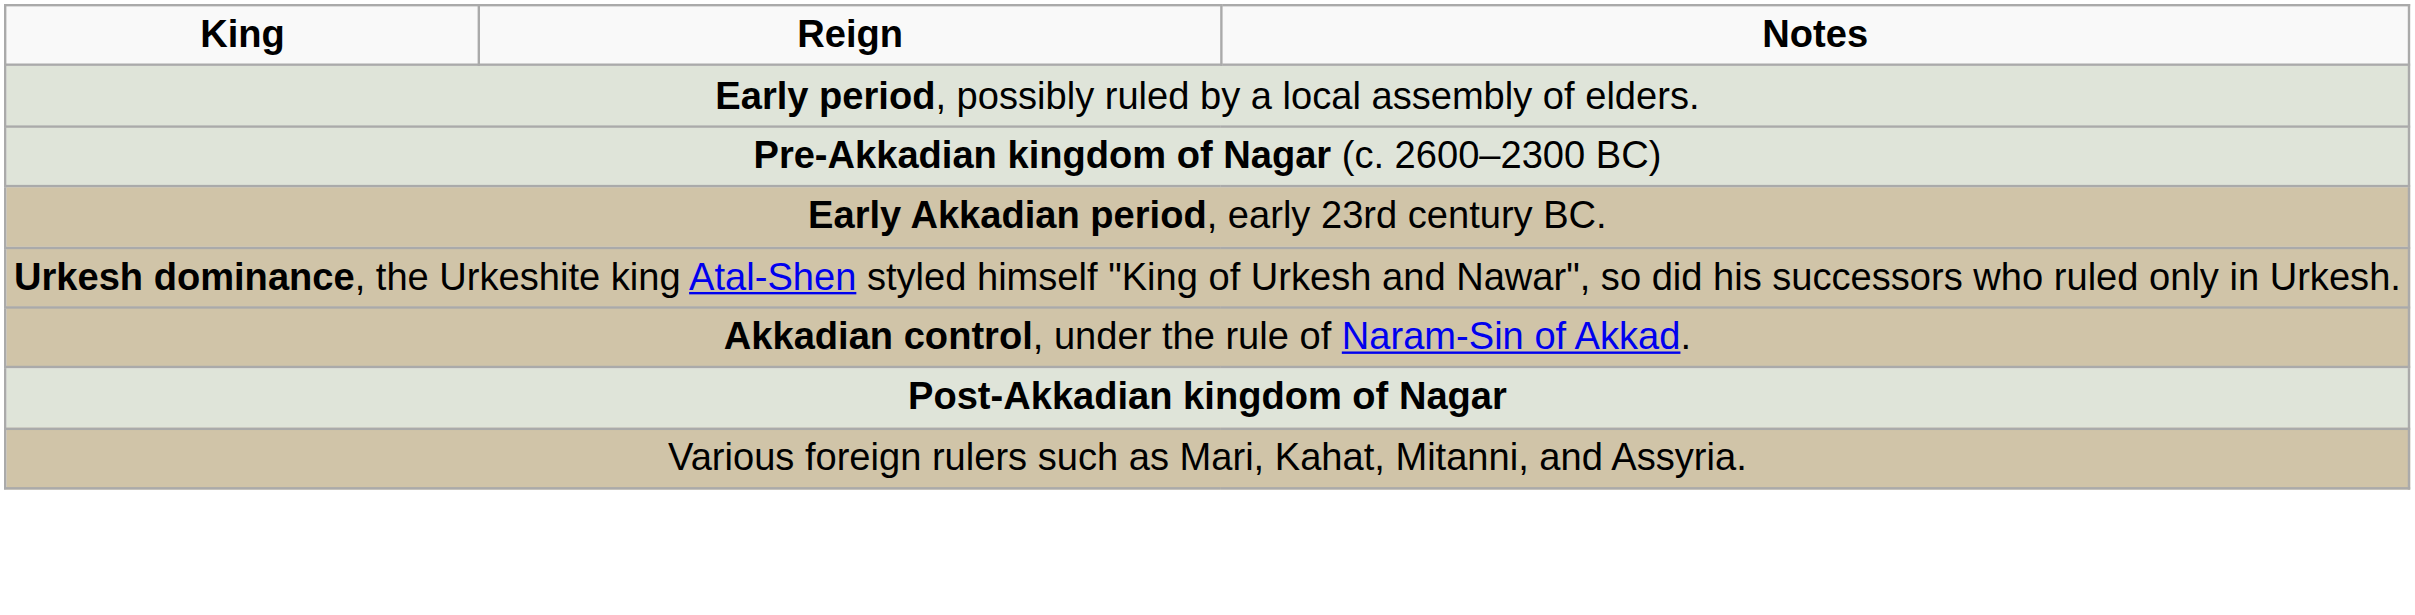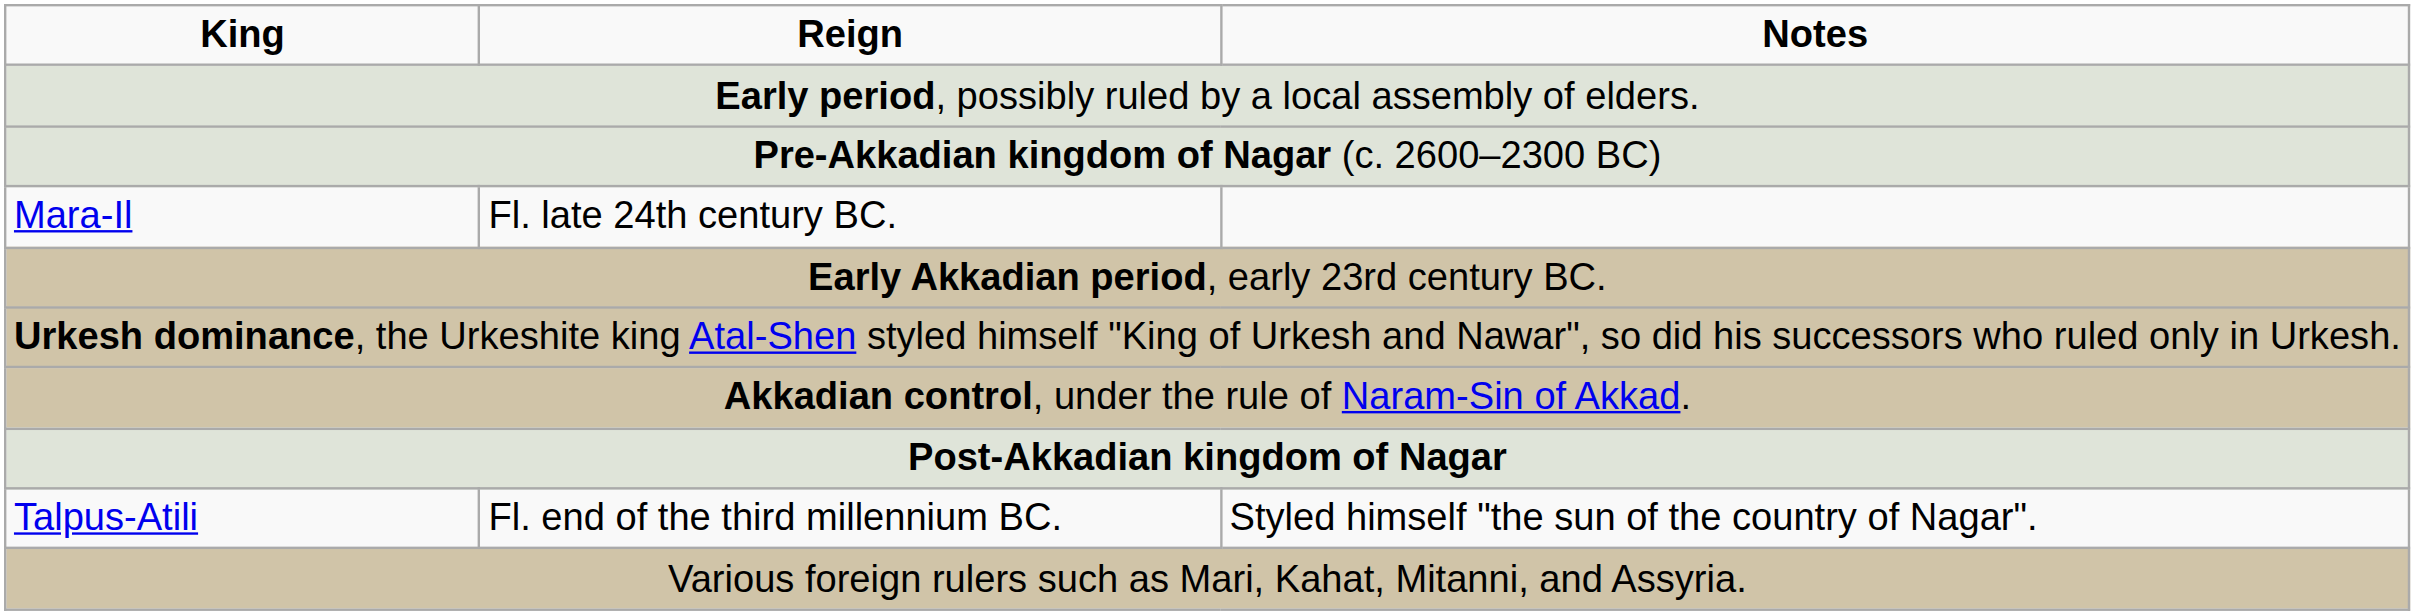+ row: (73, 215)
+ row: (106, 517)
